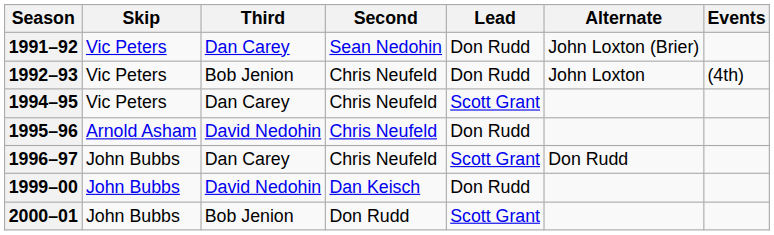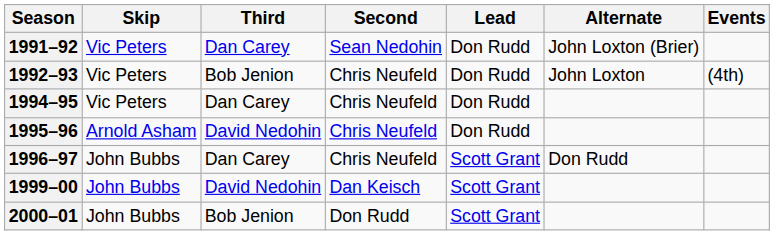(495, 103) Scott Grant -> (490, 103) Don Rudd
(490, 187) Don Rudd -> (495, 187) Scott Grant
